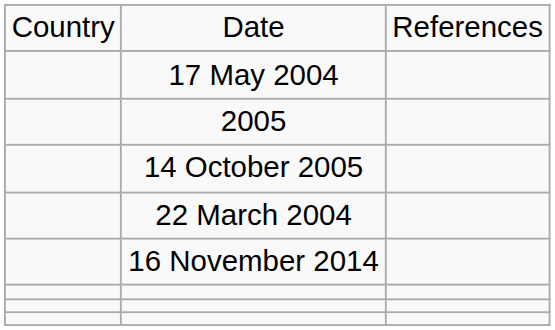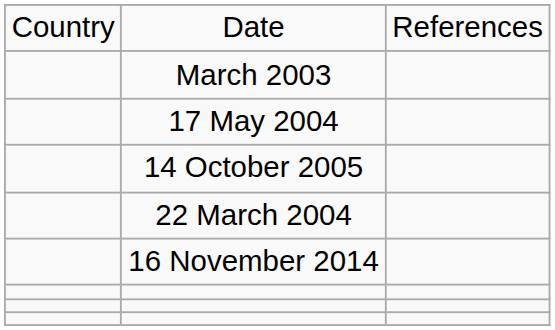+ row: (63, 75)
- row: (63, 122)
